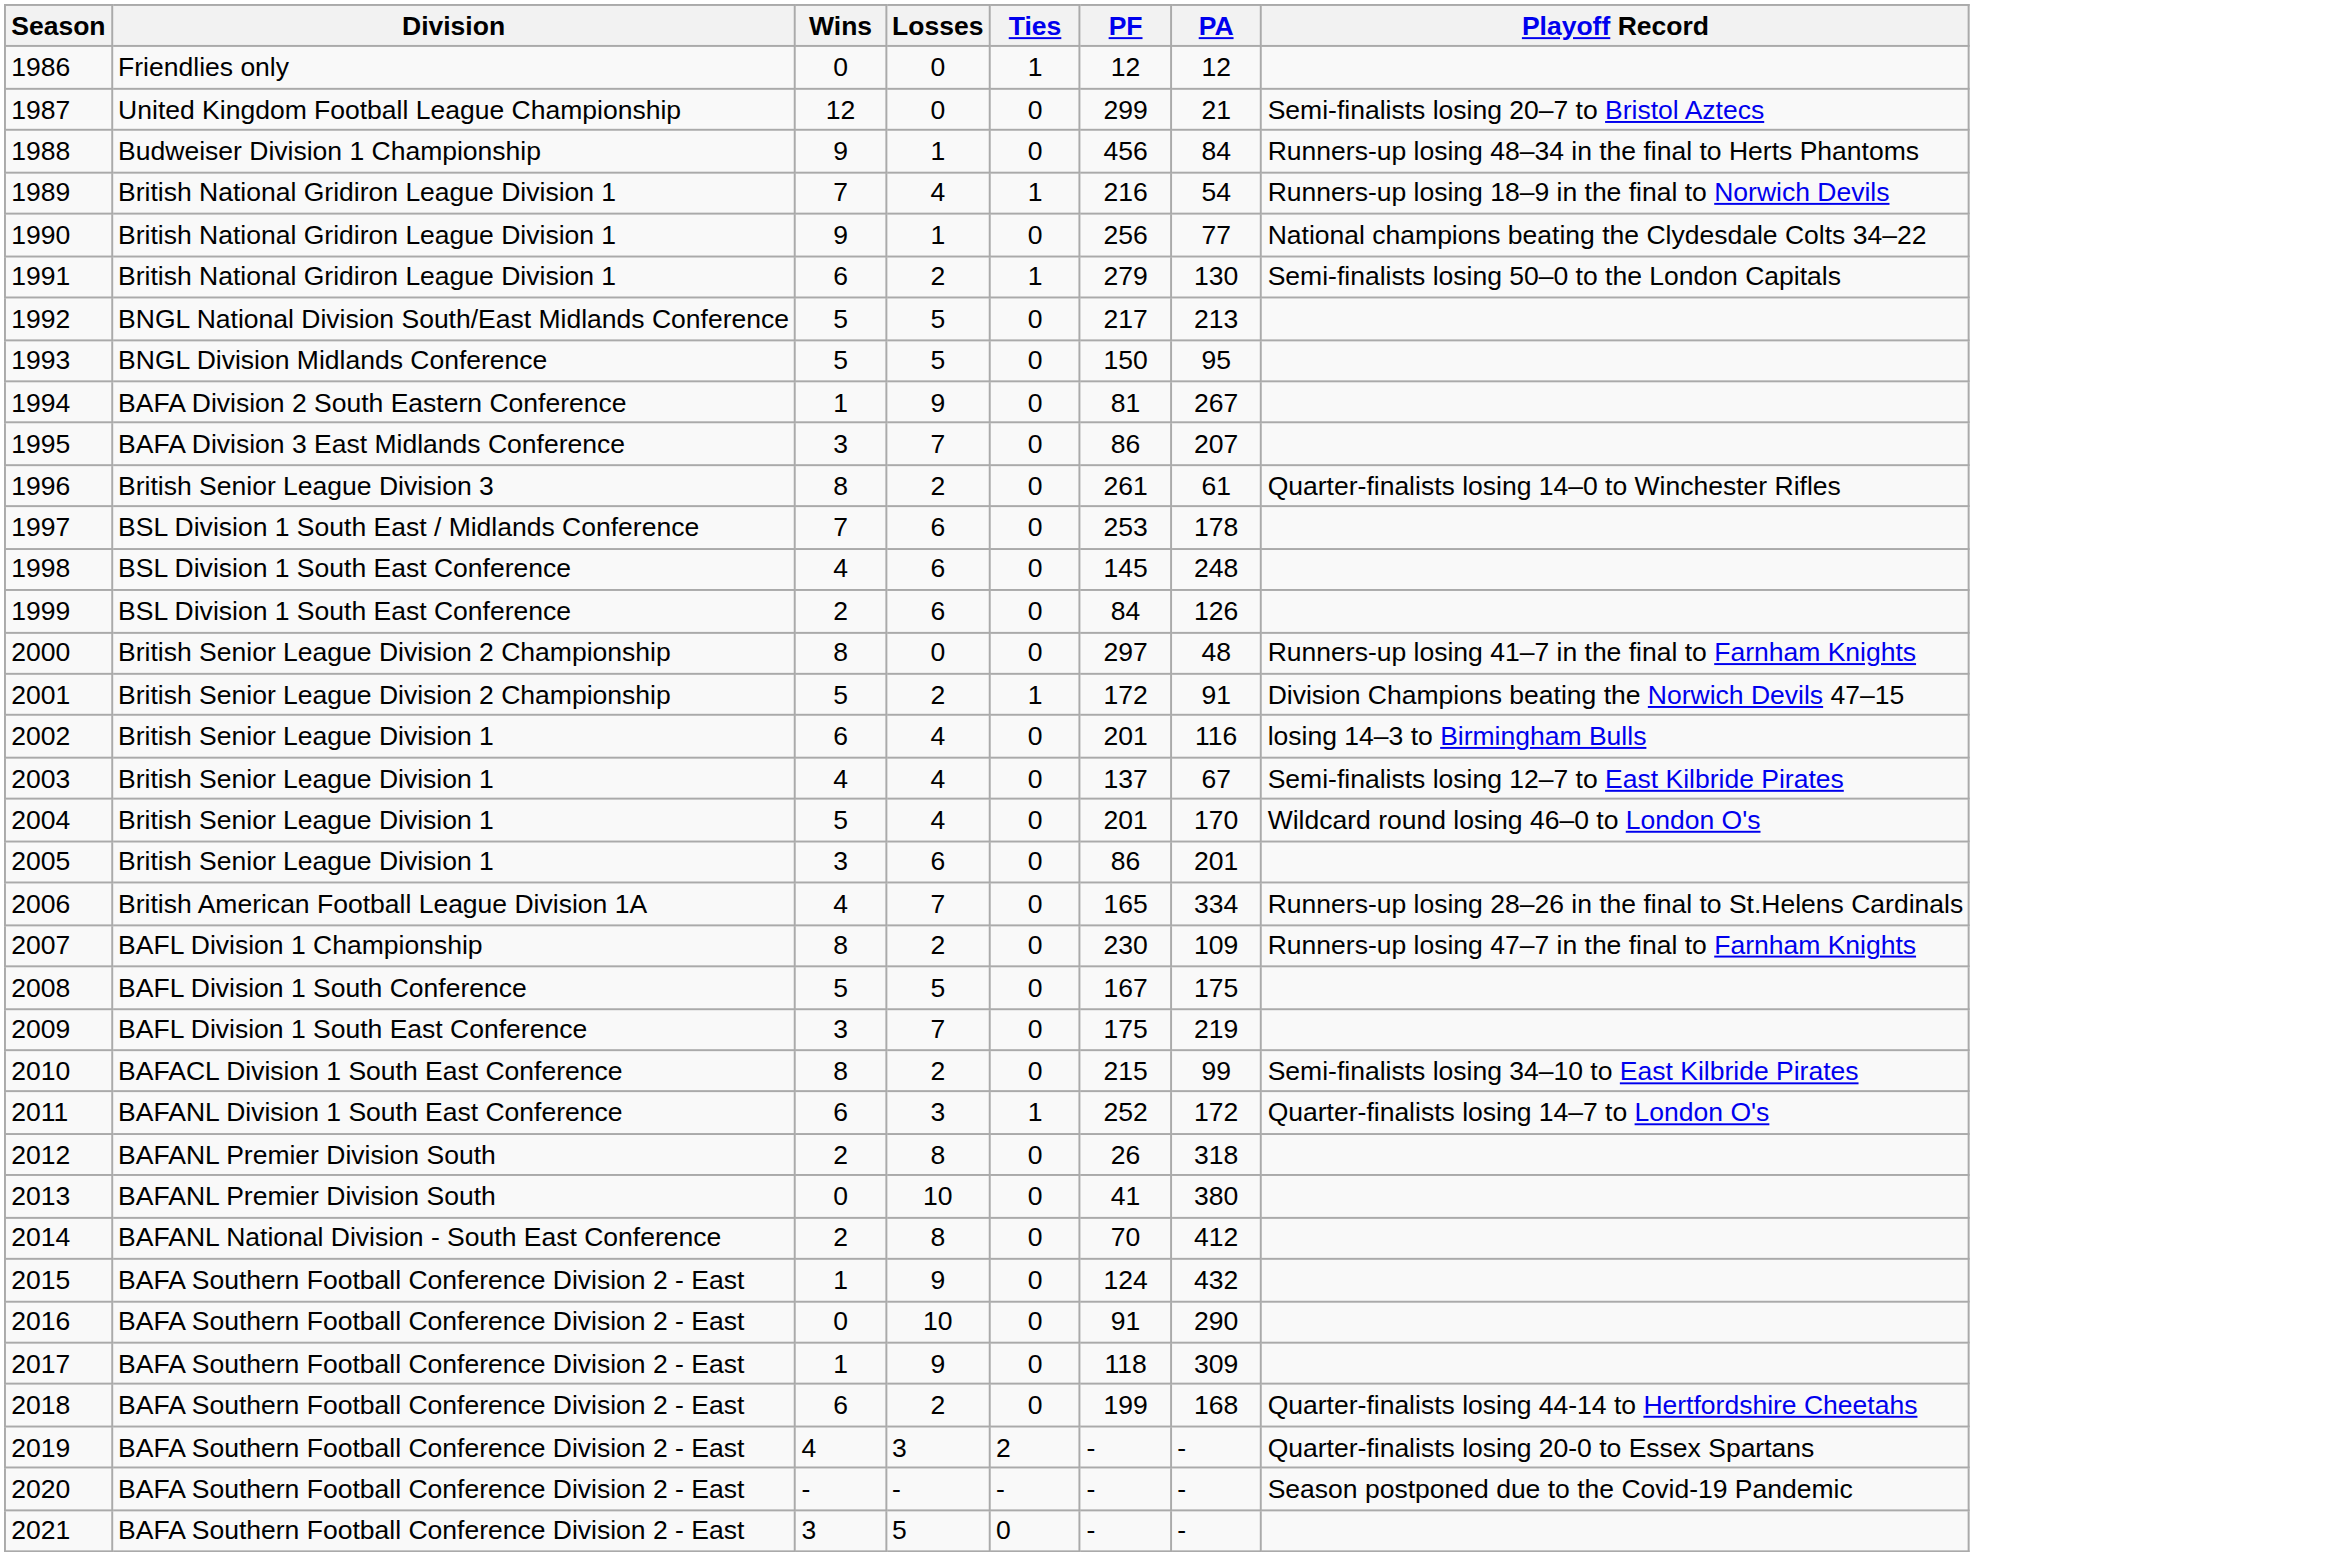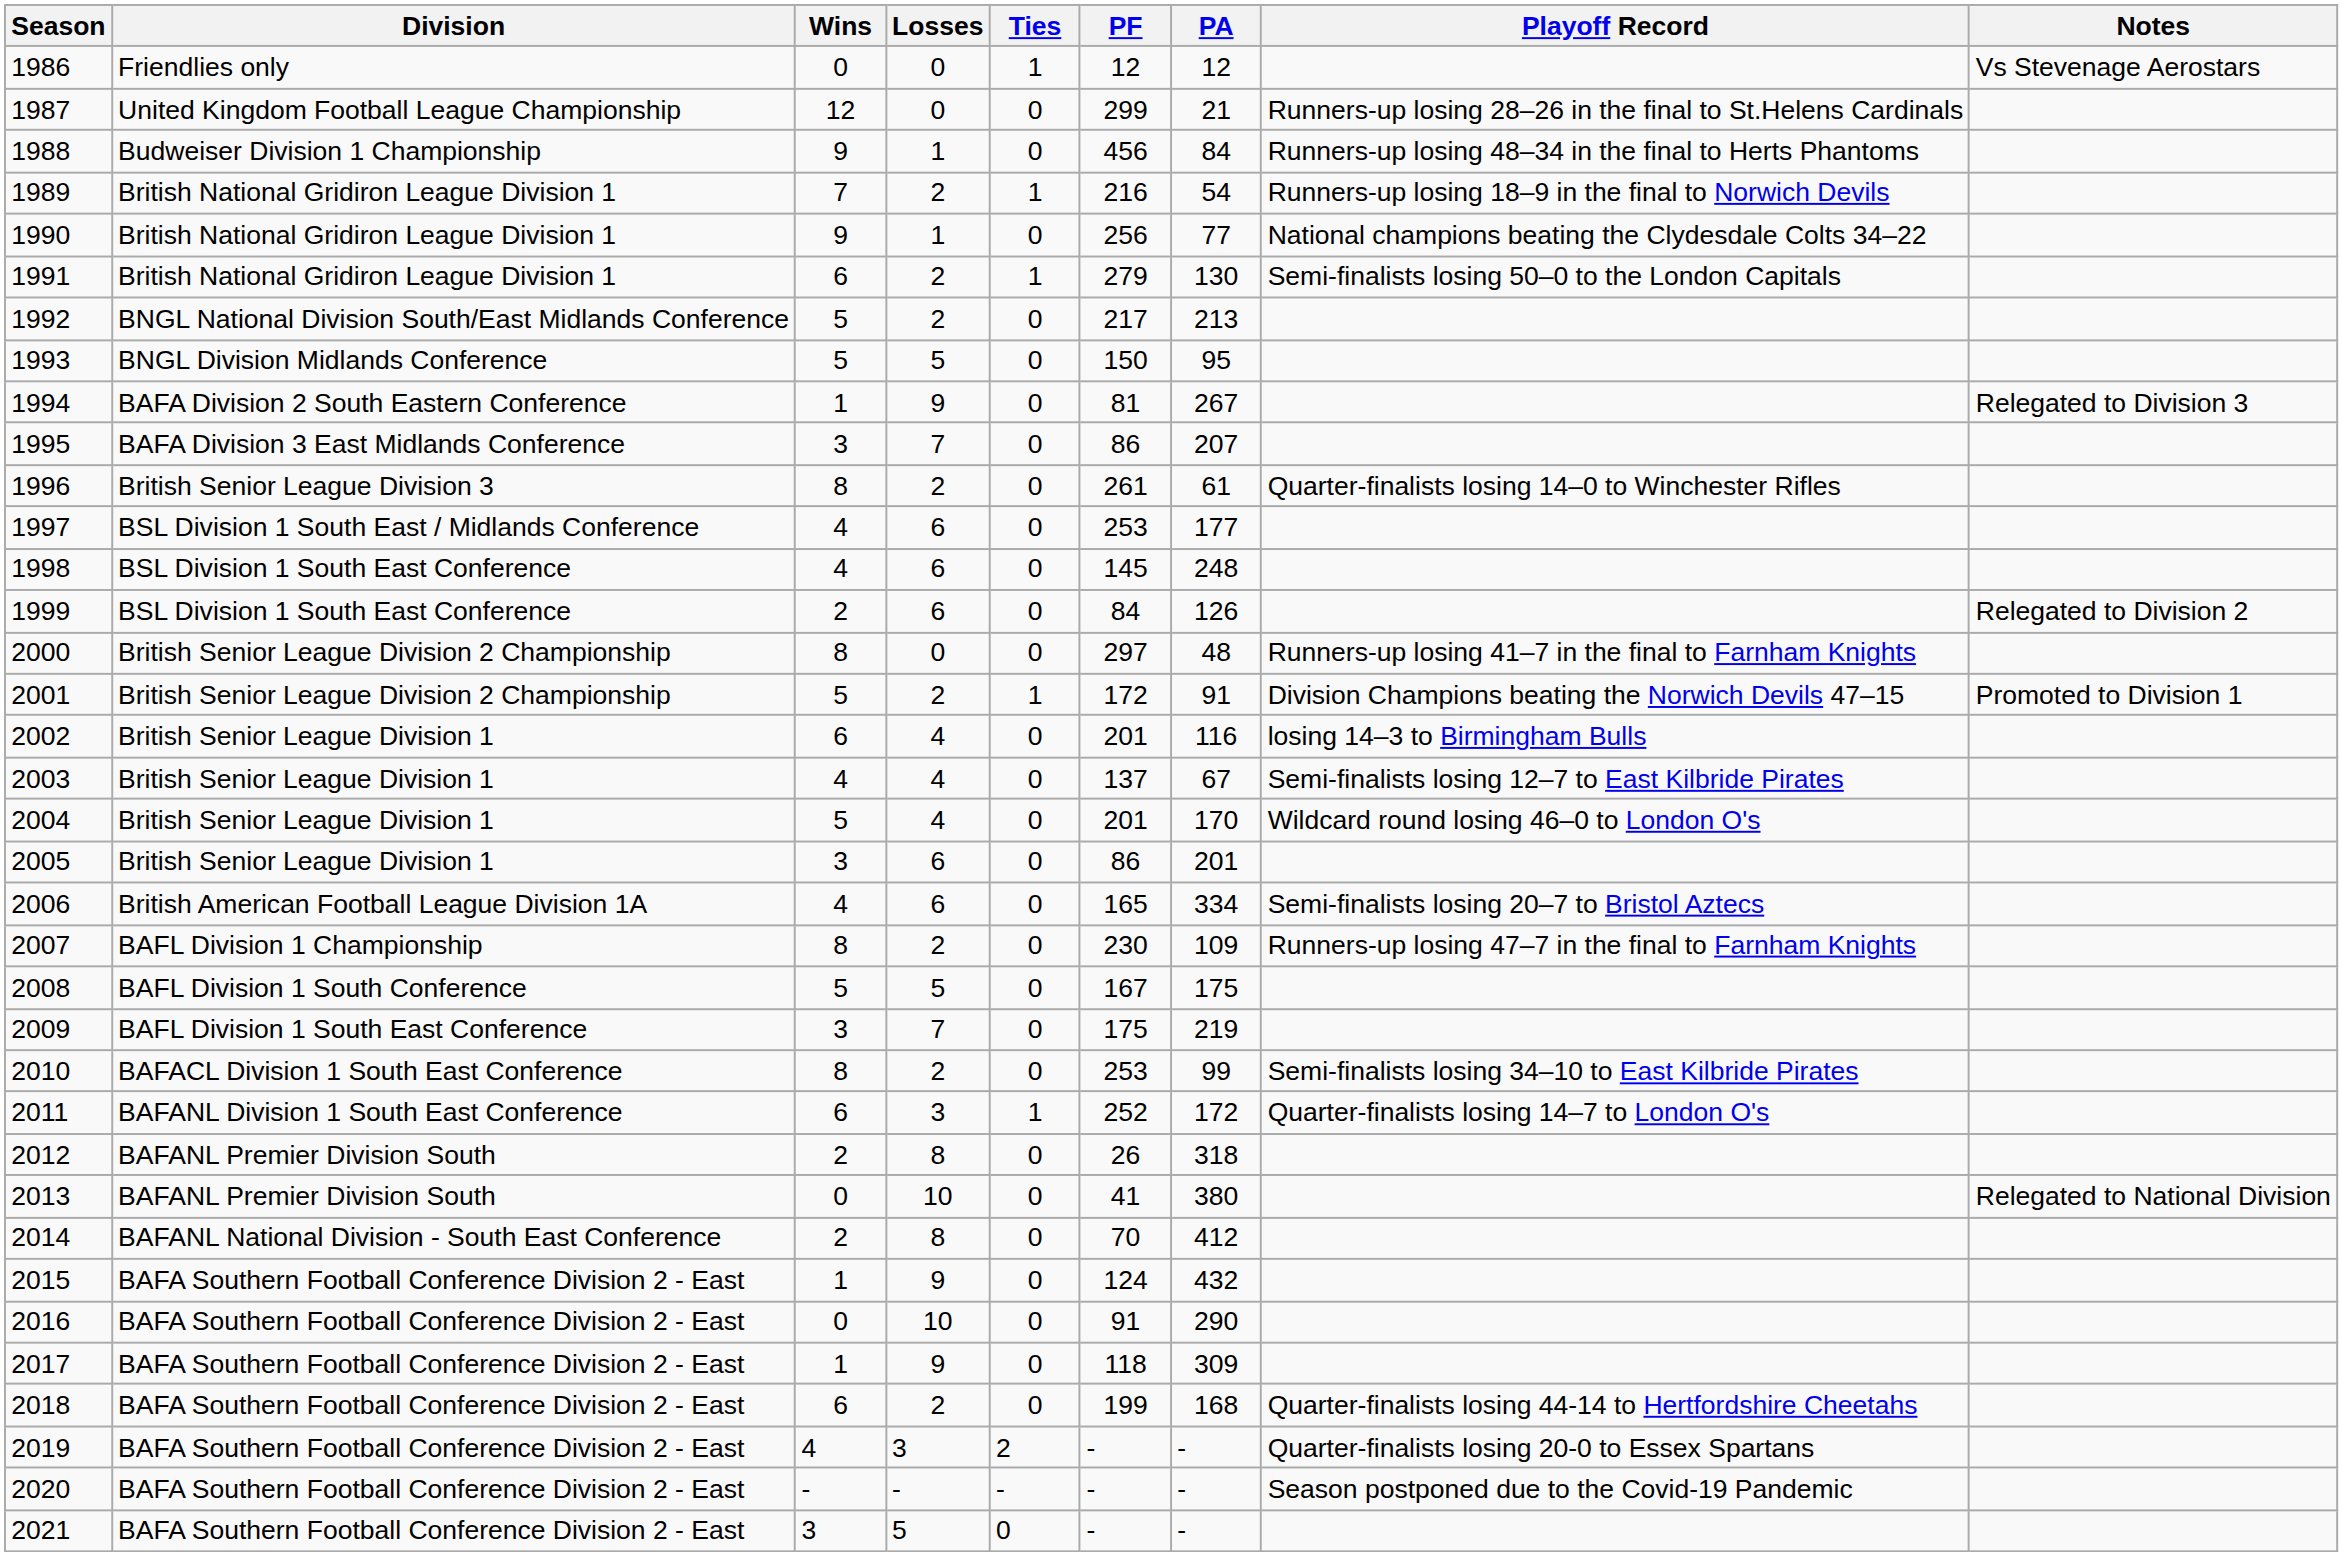+ column: (2153, 25)
(1516, 109) Semi-finalists losing 20–7 to Bristol Aztecs -> (1615, 109) Runners-up losing 28–26 in the final to St.Helens Cardinals
(938, 193) 4 -> (938, 193) 2
(938, 318) 5 -> (938, 318) 2
(841, 527) 7 -> (841, 527) 4
(1216, 527) 178 -> (1216, 527) 177
(938, 903) 7 -> (938, 903) 6
(1615, 903) Runners-up losing 28–26 in the final to St.Helens Cardinals -> (1516, 903) Semi-finalists losing 20–7 to Bristol Aztecs
(1126, 1071) 215 -> (1126, 1071) 253
